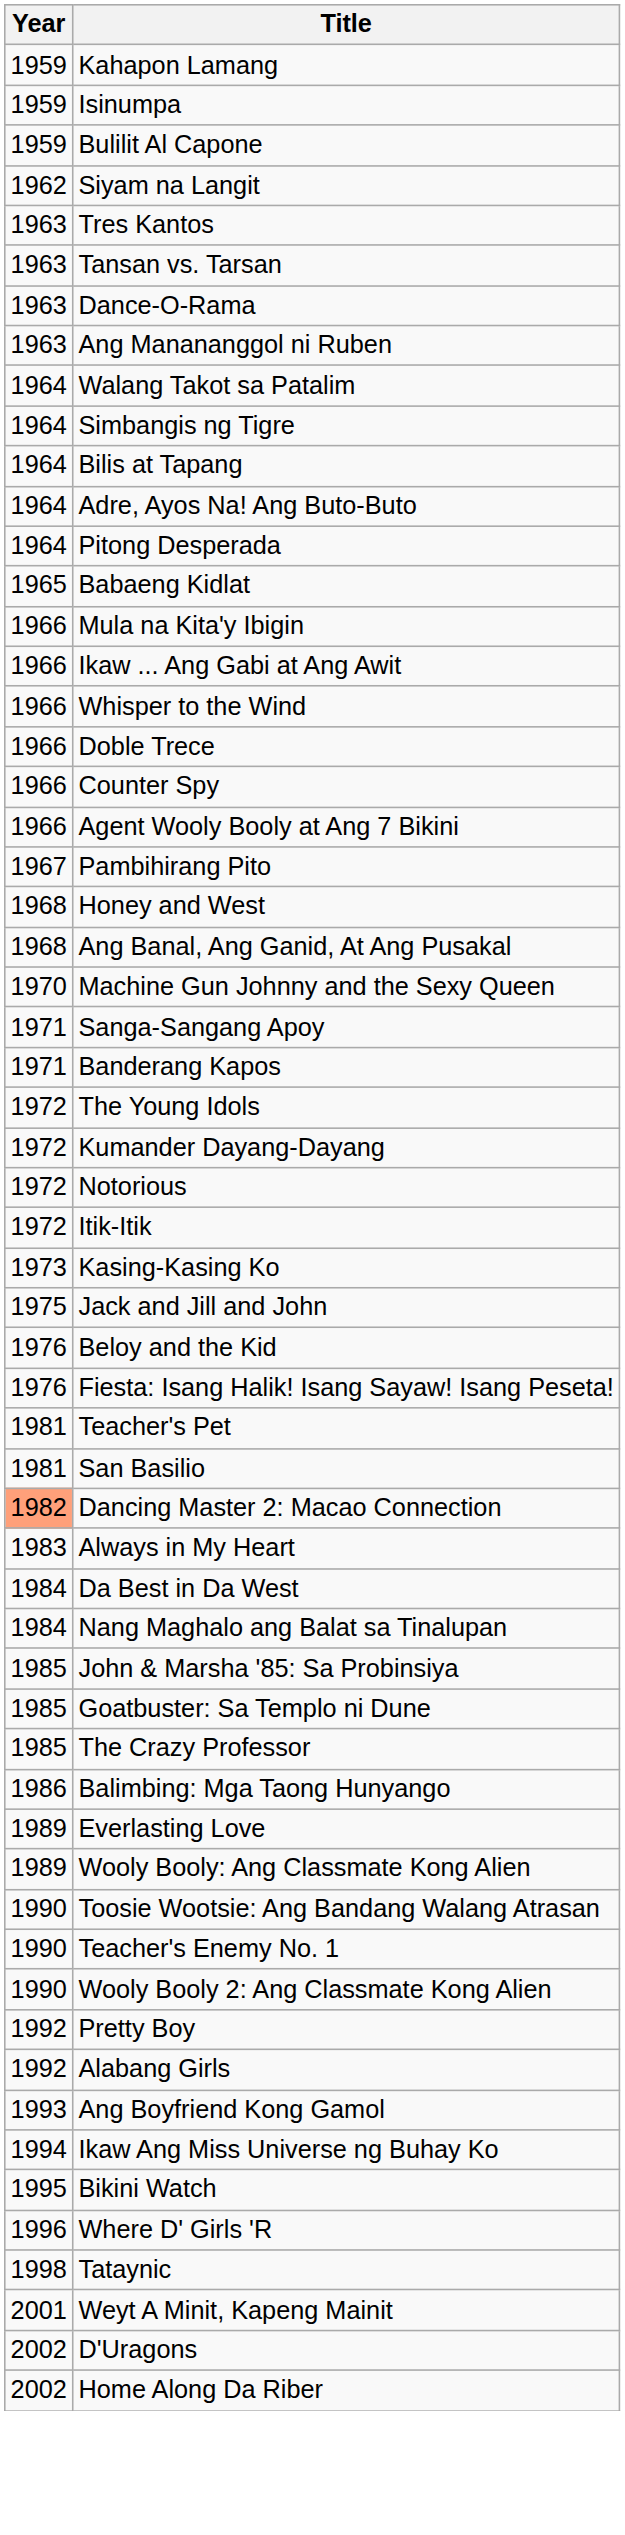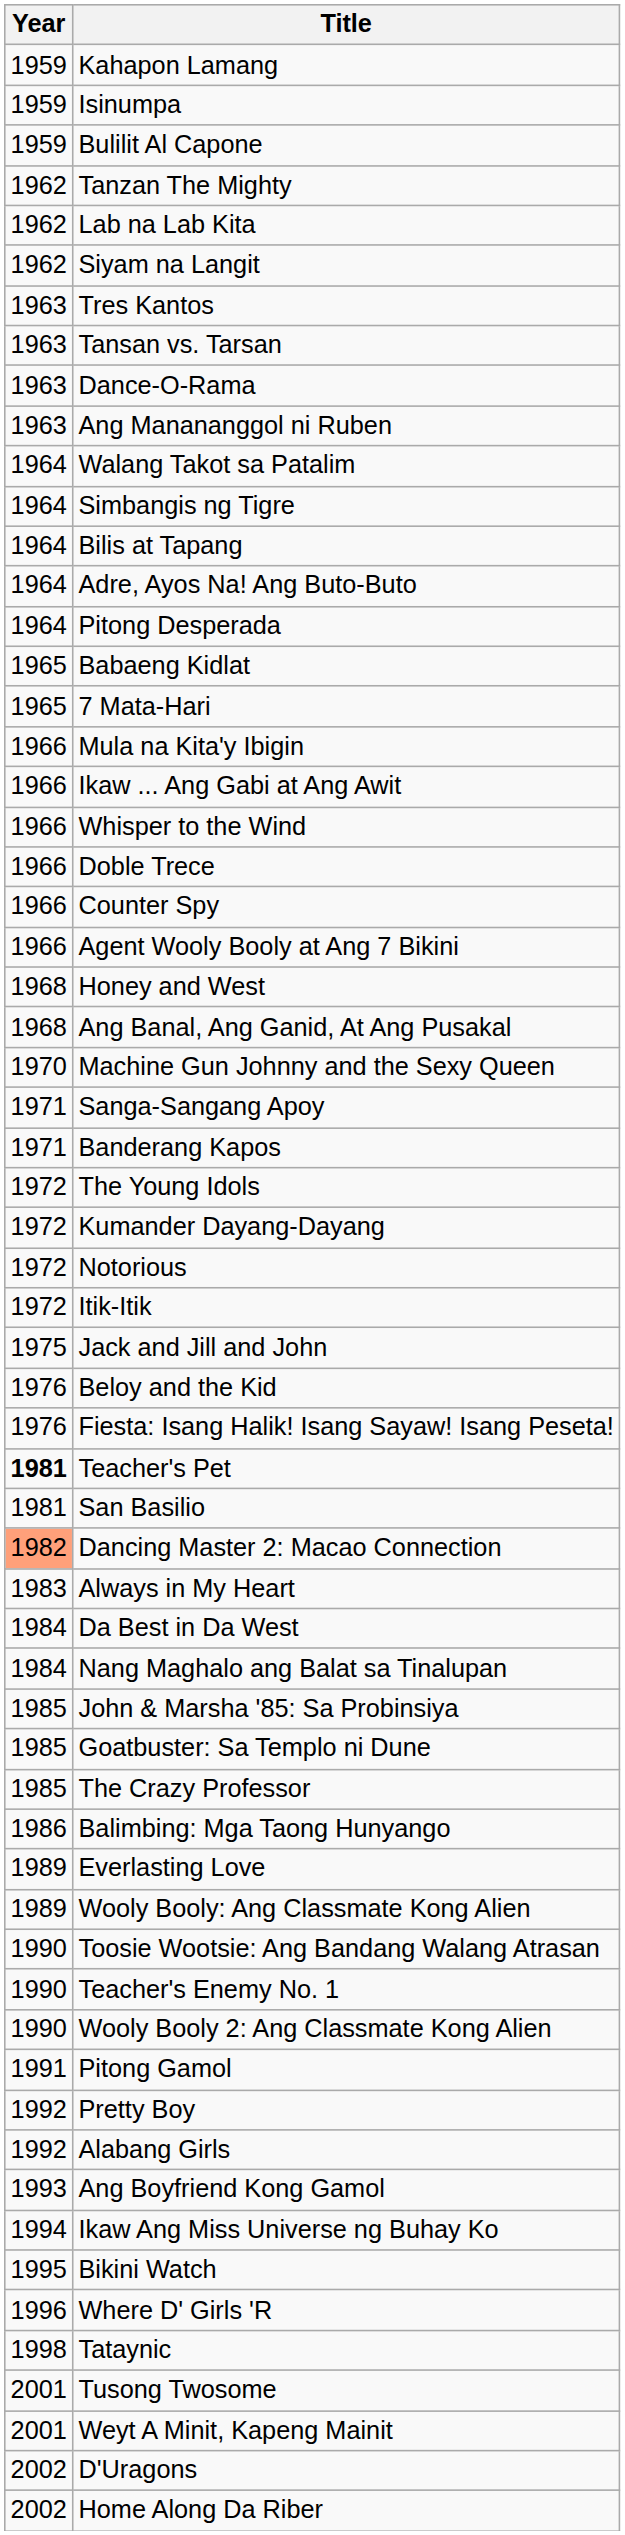+ row: (185, 184)
+ row: (167, 225)
+ row: (145, 706)
- row: (175, 866)
- row: (179, 1267)
(39, 1427) normal -> (39, 1467) bold
+ row: (155, 2069)
+ row: (178, 2390)
